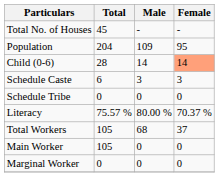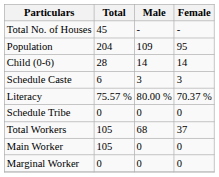(182, 63) lightsalmon background -> (182, 63) no background
rows swapped: (39, 96) <-> (24, 113)
